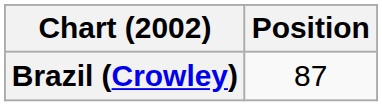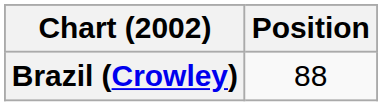(311, 75) 87 -> (311, 75) 88
